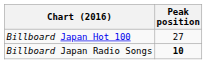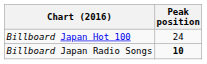(178, 37) 27 -> (178, 37) 24
